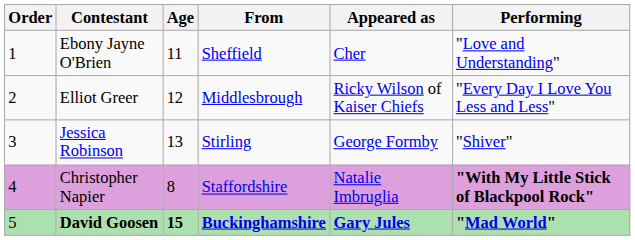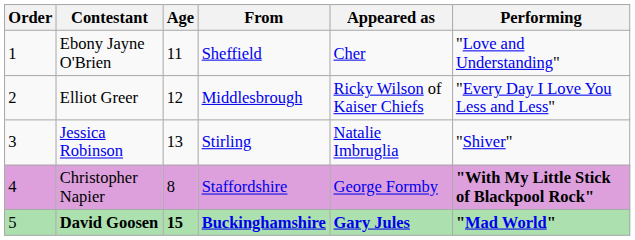(386, 142) George Formby -> (366, 142) Natalie Imbruglia
(366, 187) Natalie Imbruglia -> (386, 187) George Formby
